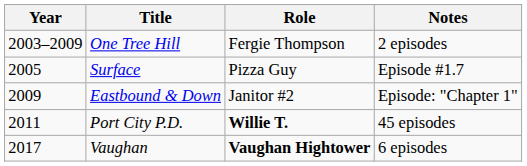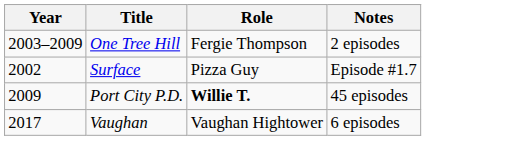(25, 69) 2005 -> (25, 69) 2002
- row: (156, 95)
(24, 122) 2011 -> (25, 95) 2009
(299, 148) bold -> (257, 122) normal
